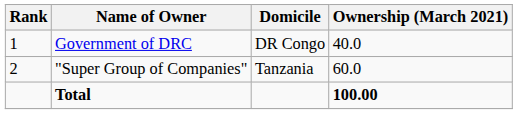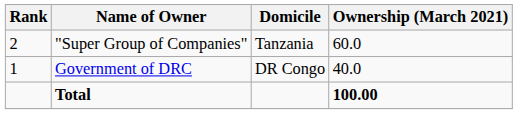rows swapped: (123, 43) <-> (151, 69)
